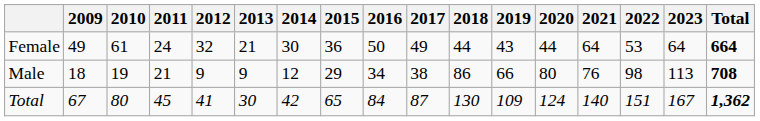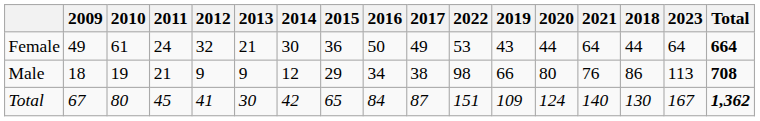columns swapped: (471, 18) <-> (642, 18)
